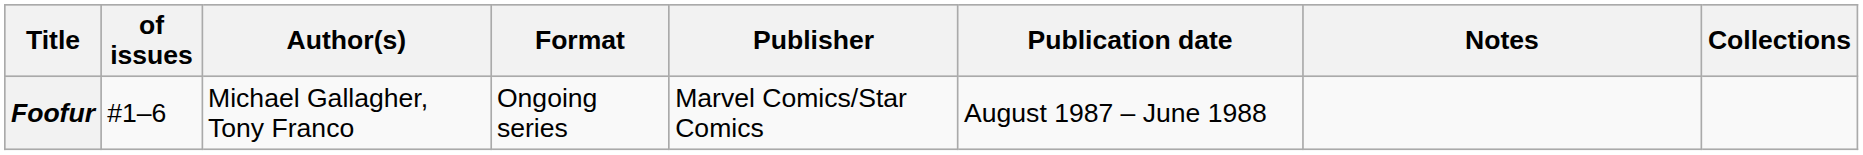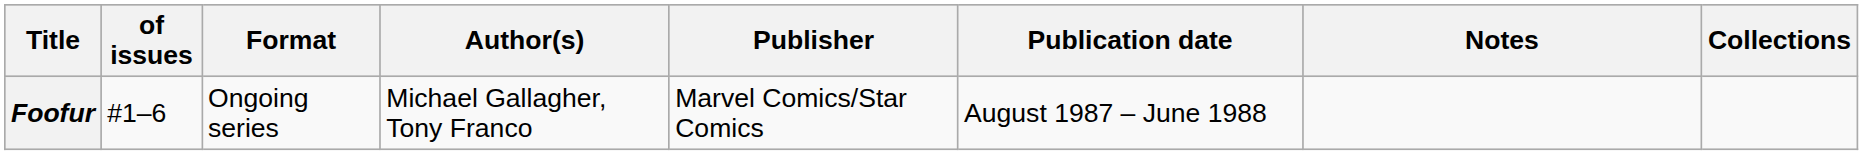columns swapped: (580, 40) <-> (346, 40)
